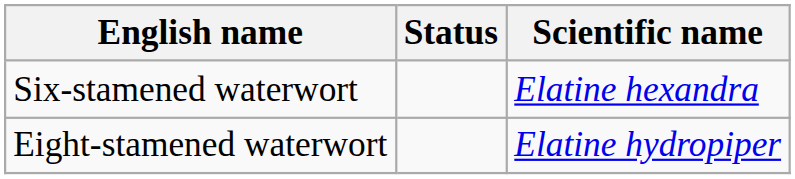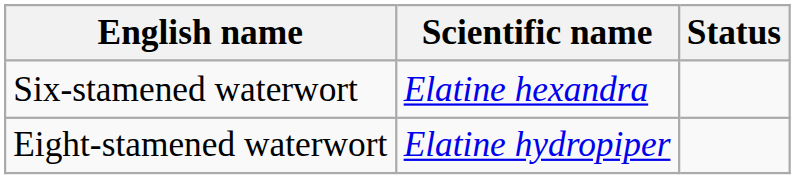columns swapped: (648, 32) <-> (451, 32)
